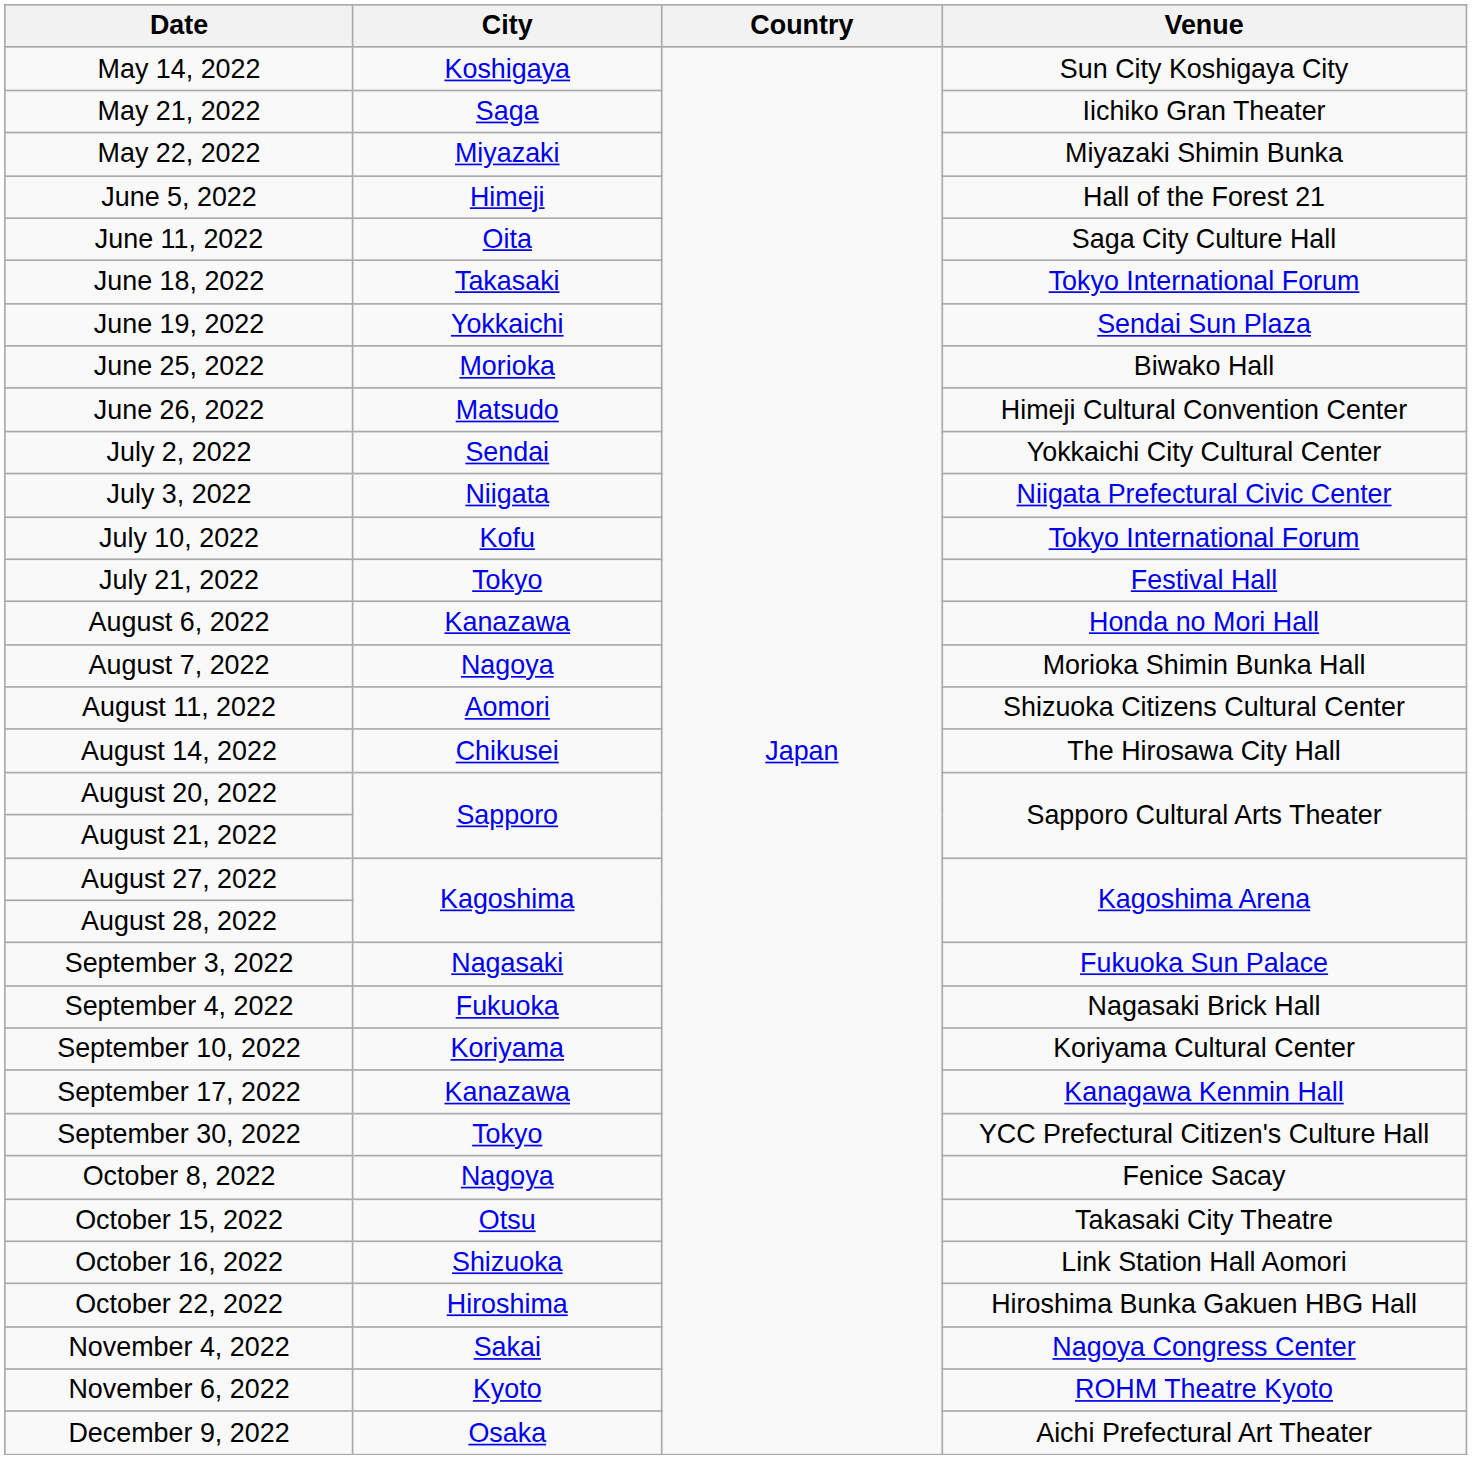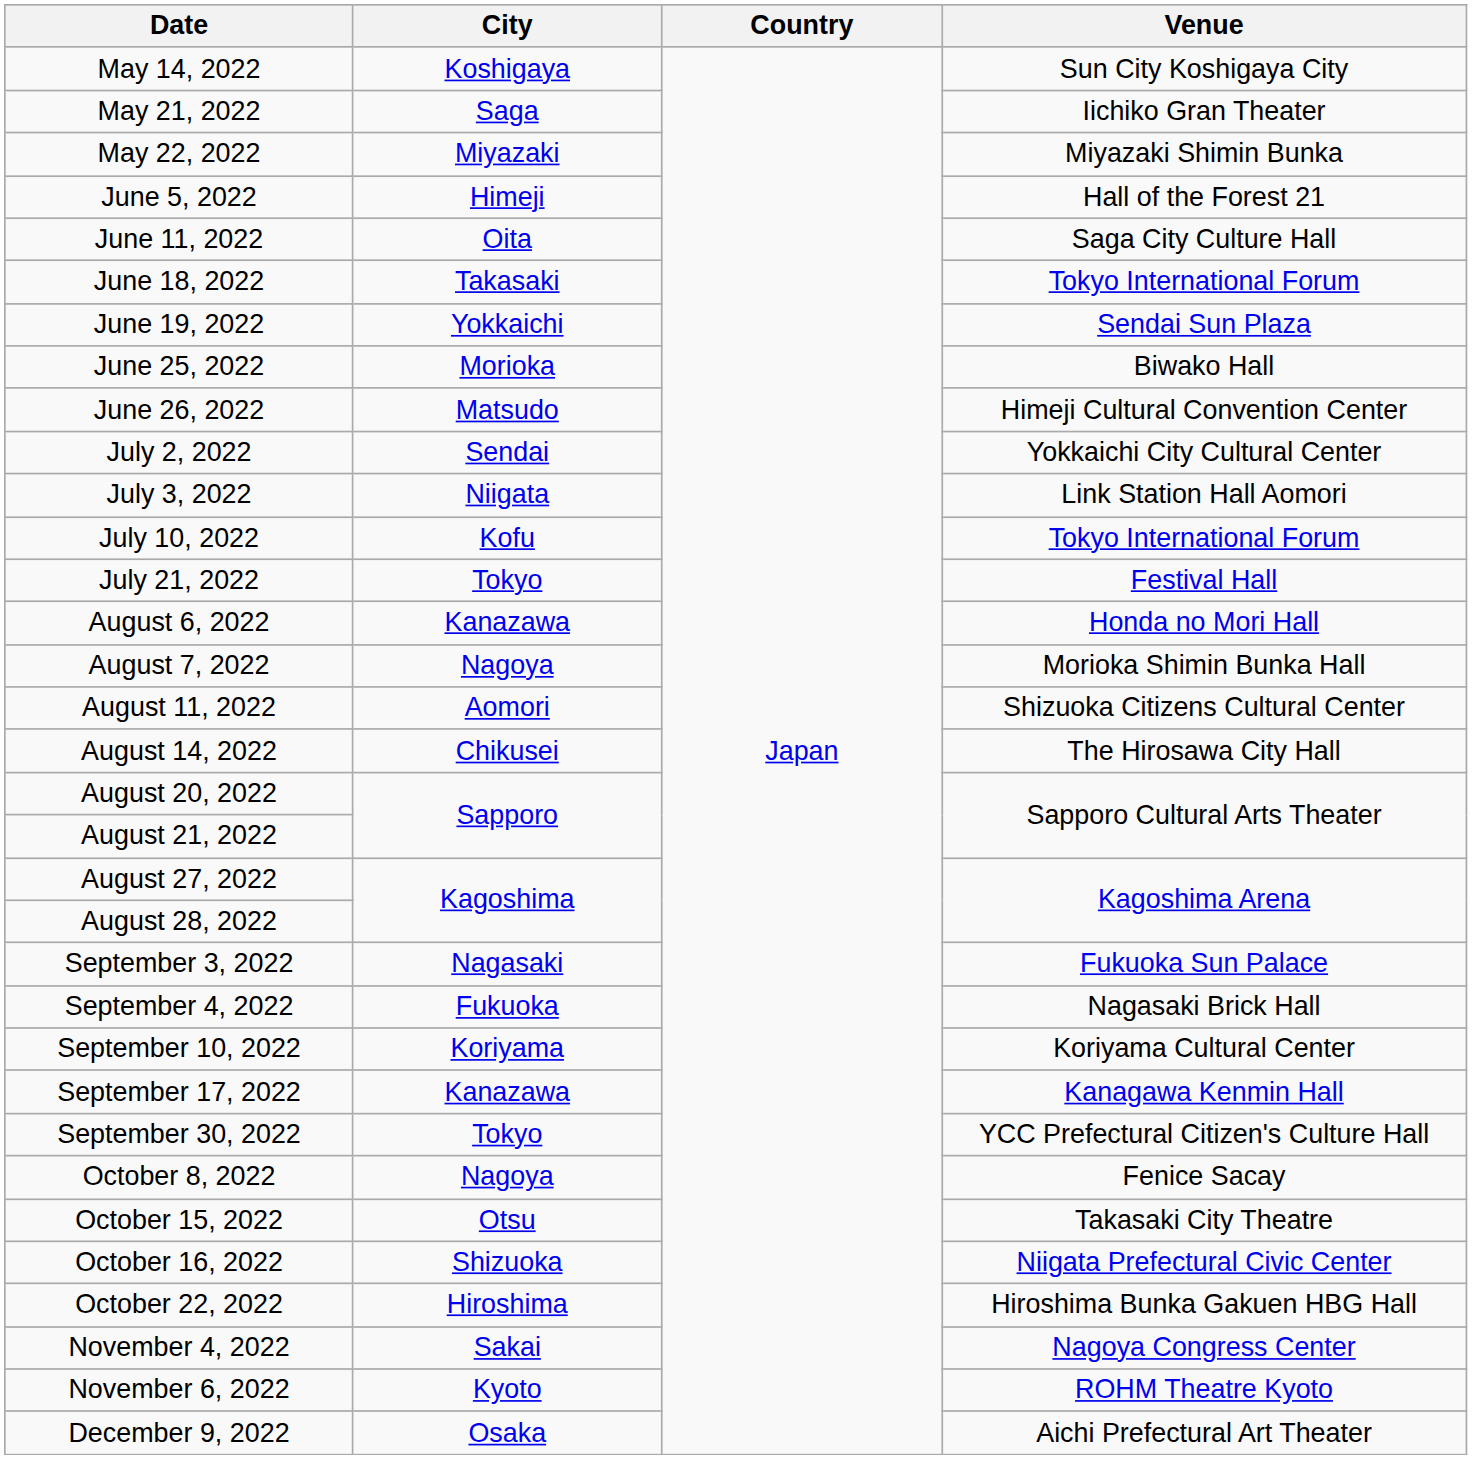(1204, 494) Niigata Prefectural Civic Center -> (1204, 494) Link Station Hall Aomori
(1204, 1262) Link Station Hall Aomori -> (1204, 1262) Niigata Prefectural Civic Center
